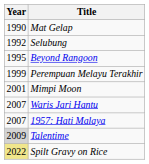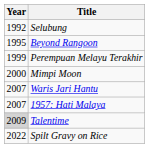- row: (52, 27)
(16, 89) 2001 -> (16, 74) 2000
(16, 151) khaki background -> (16, 136) no background
